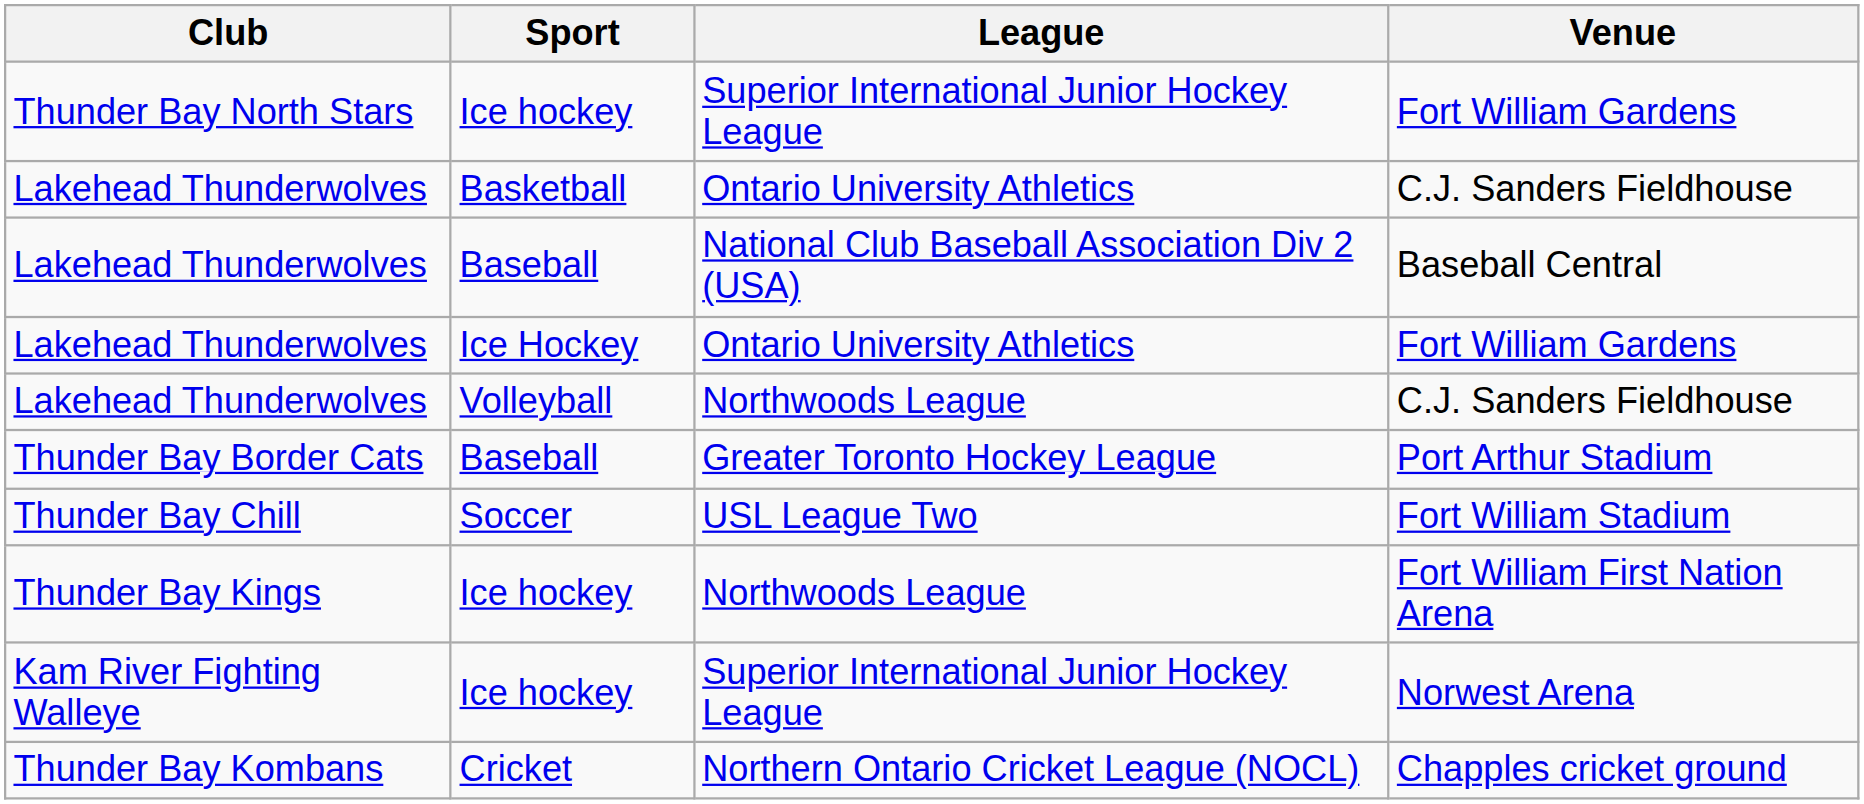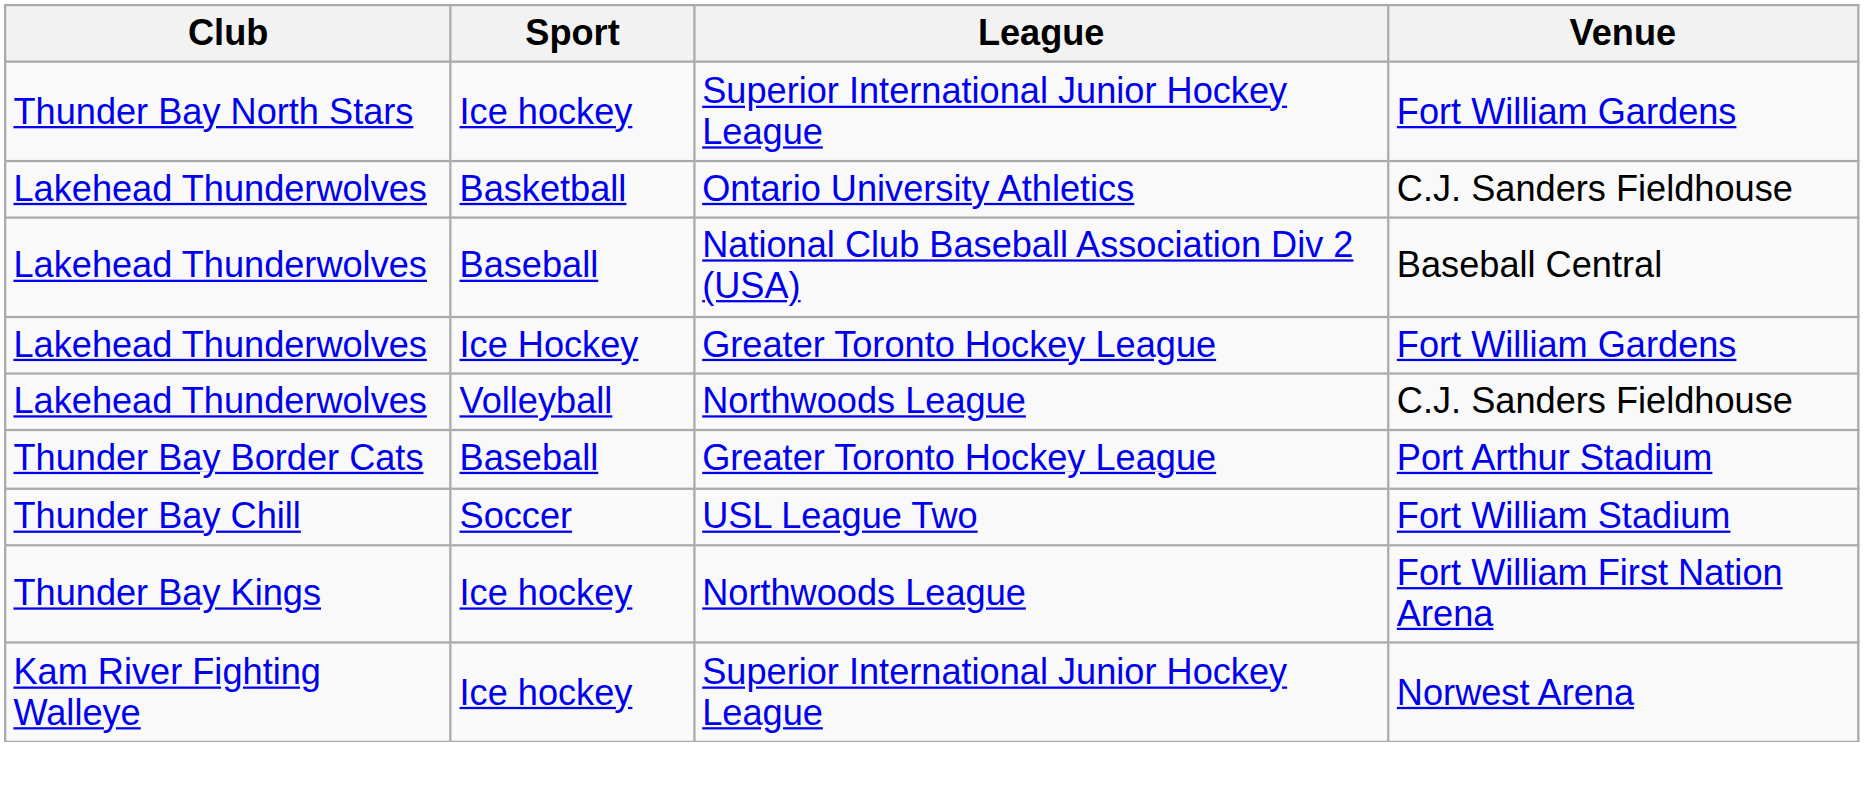(918, 343) Ontario University Athletics -> (959, 343) Greater Toronto Hockey League
- row: (516, 769)
